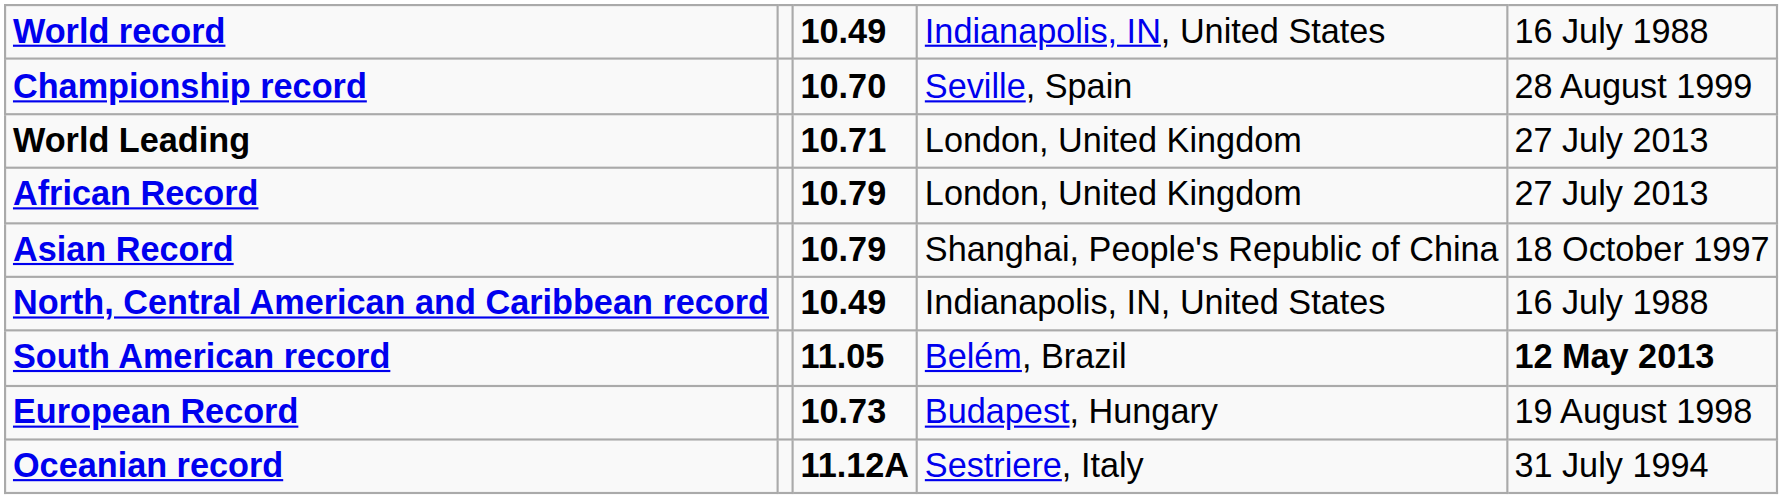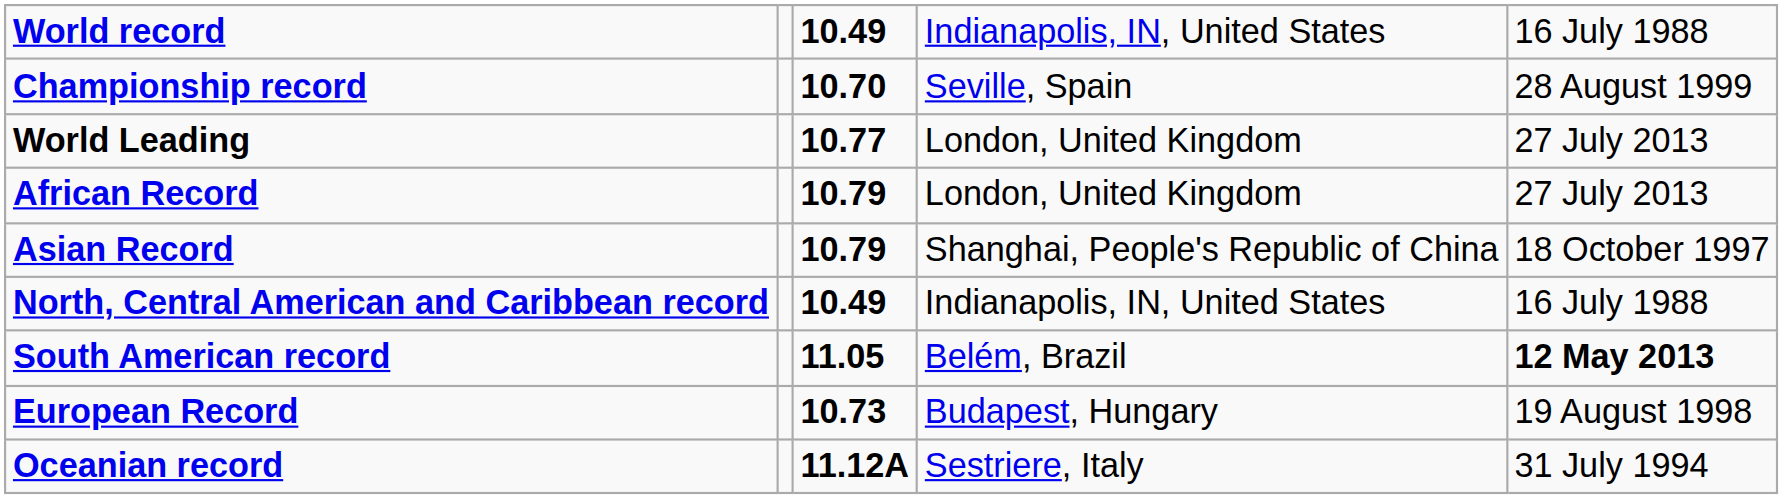(843, 140) 10.71 -> (843, 140) 10.77
